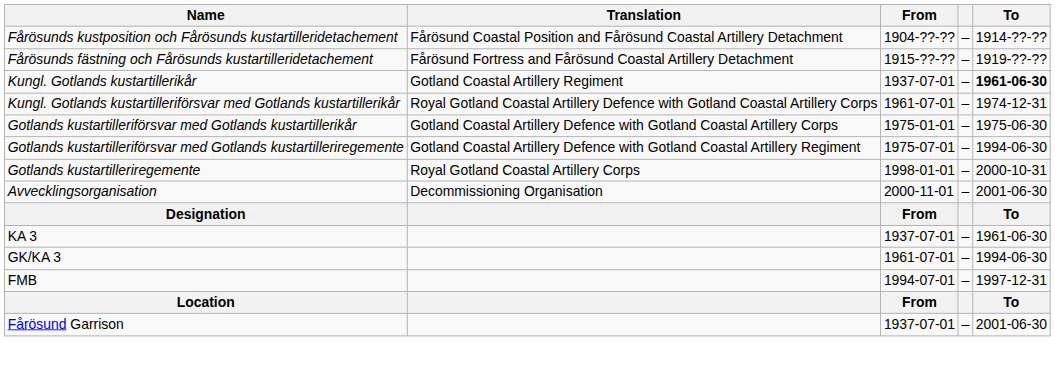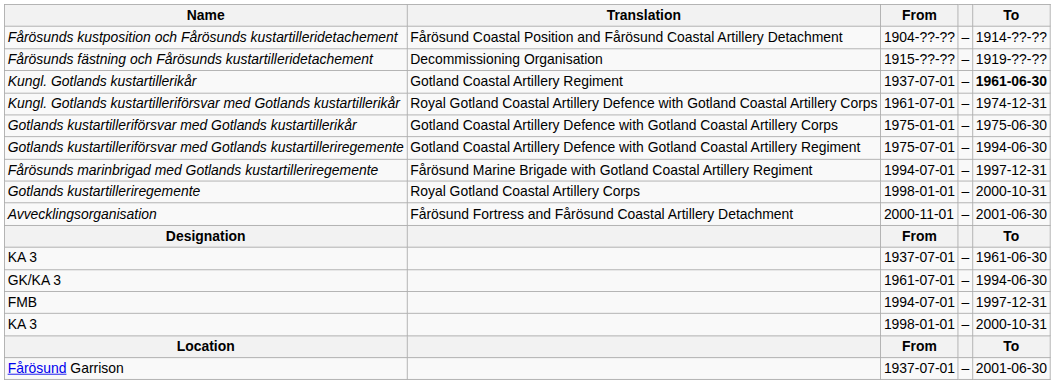(602, 59) Fårösund Fortress and Fårösund Coastal Artillery Detachment -> (506, 59) Decommissioning Organisation
+ row: (193, 170)
(506, 192) Decommissioning Organisation -> (602, 214) Fårösund Fortress and Fårösund Coastal Artillery Detachment
+ row: (22, 324)
